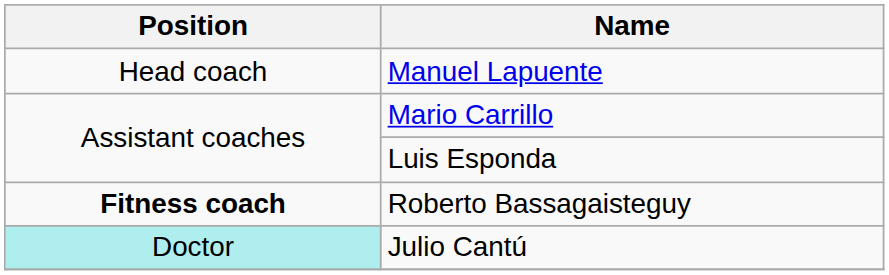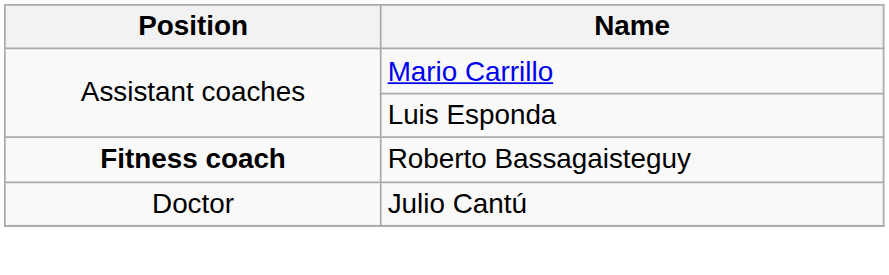- row: (495, 70)
(193, 247) paleturquoise background -> (193, 203) no background
